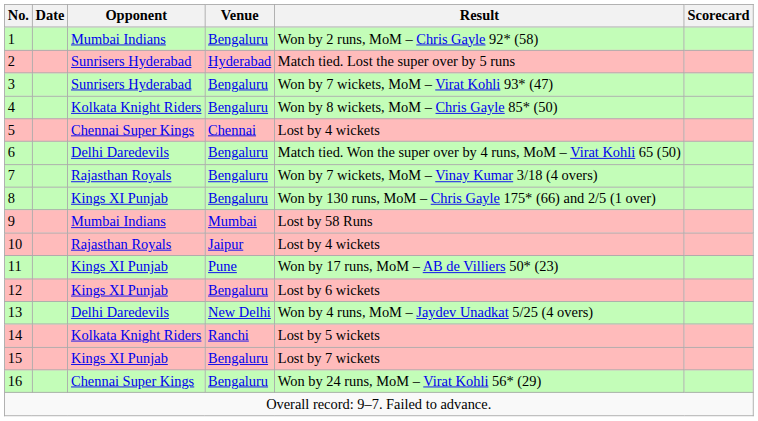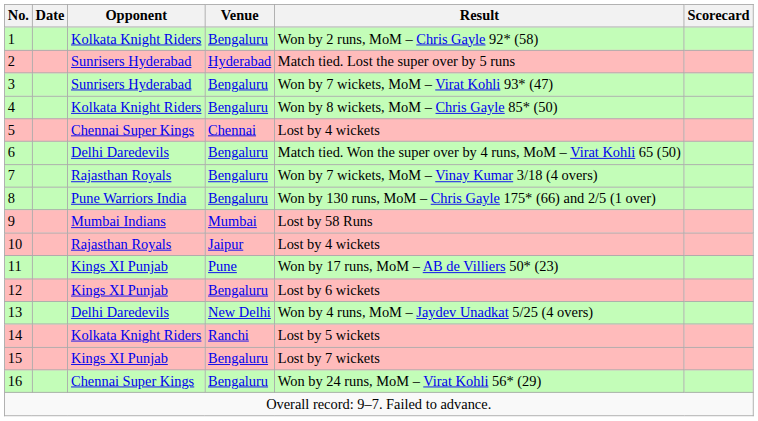(118, 38) Mumbai Indians -> (136, 38) Kolkata Knight Riders
(119, 198) Kings XI Punjab -> (129, 198) Pune Warriors India
